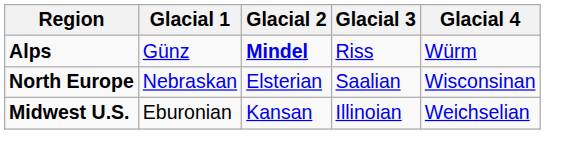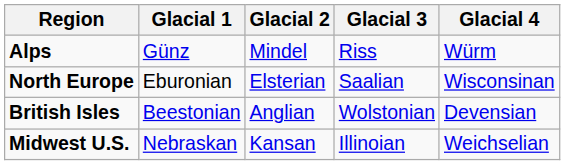(277, 50) bold -> (278, 50) normal
(190, 81) Nebraskan -> (187, 81) Eburonian
+ row: (64, 112)
(187, 112) Eburonian -> (190, 143) Nebraskan
